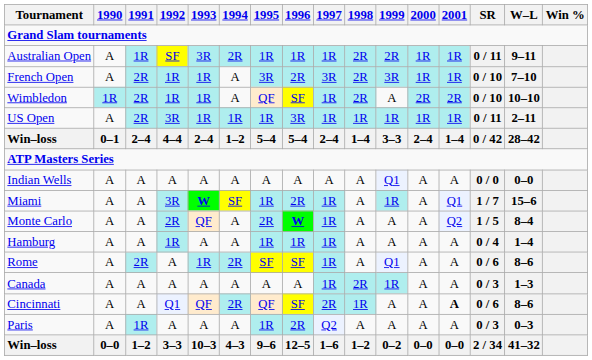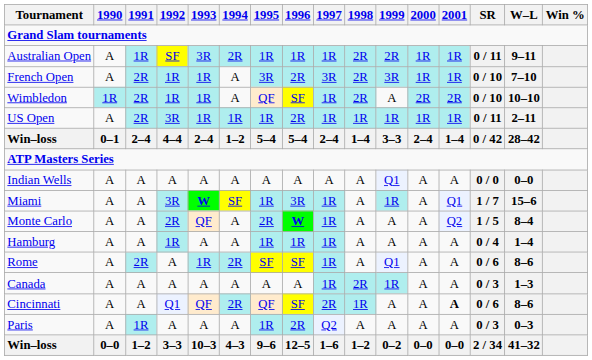(298, 117) 3R -> (298, 117) 2R
(298, 200) 2R -> (298, 200) 3R
